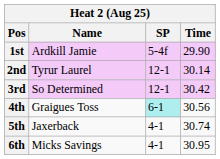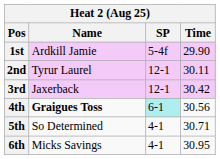(196, 70) 30.14 -> (196, 70) 30.11
(67, 88) So Determined -> (55, 88) Jaxerback
(65, 107) normal -> (67, 107) bold
(55, 126) Jaxerback -> (67, 126) So Determined
(196, 126) 30.74 -> (196, 126) 30.71
